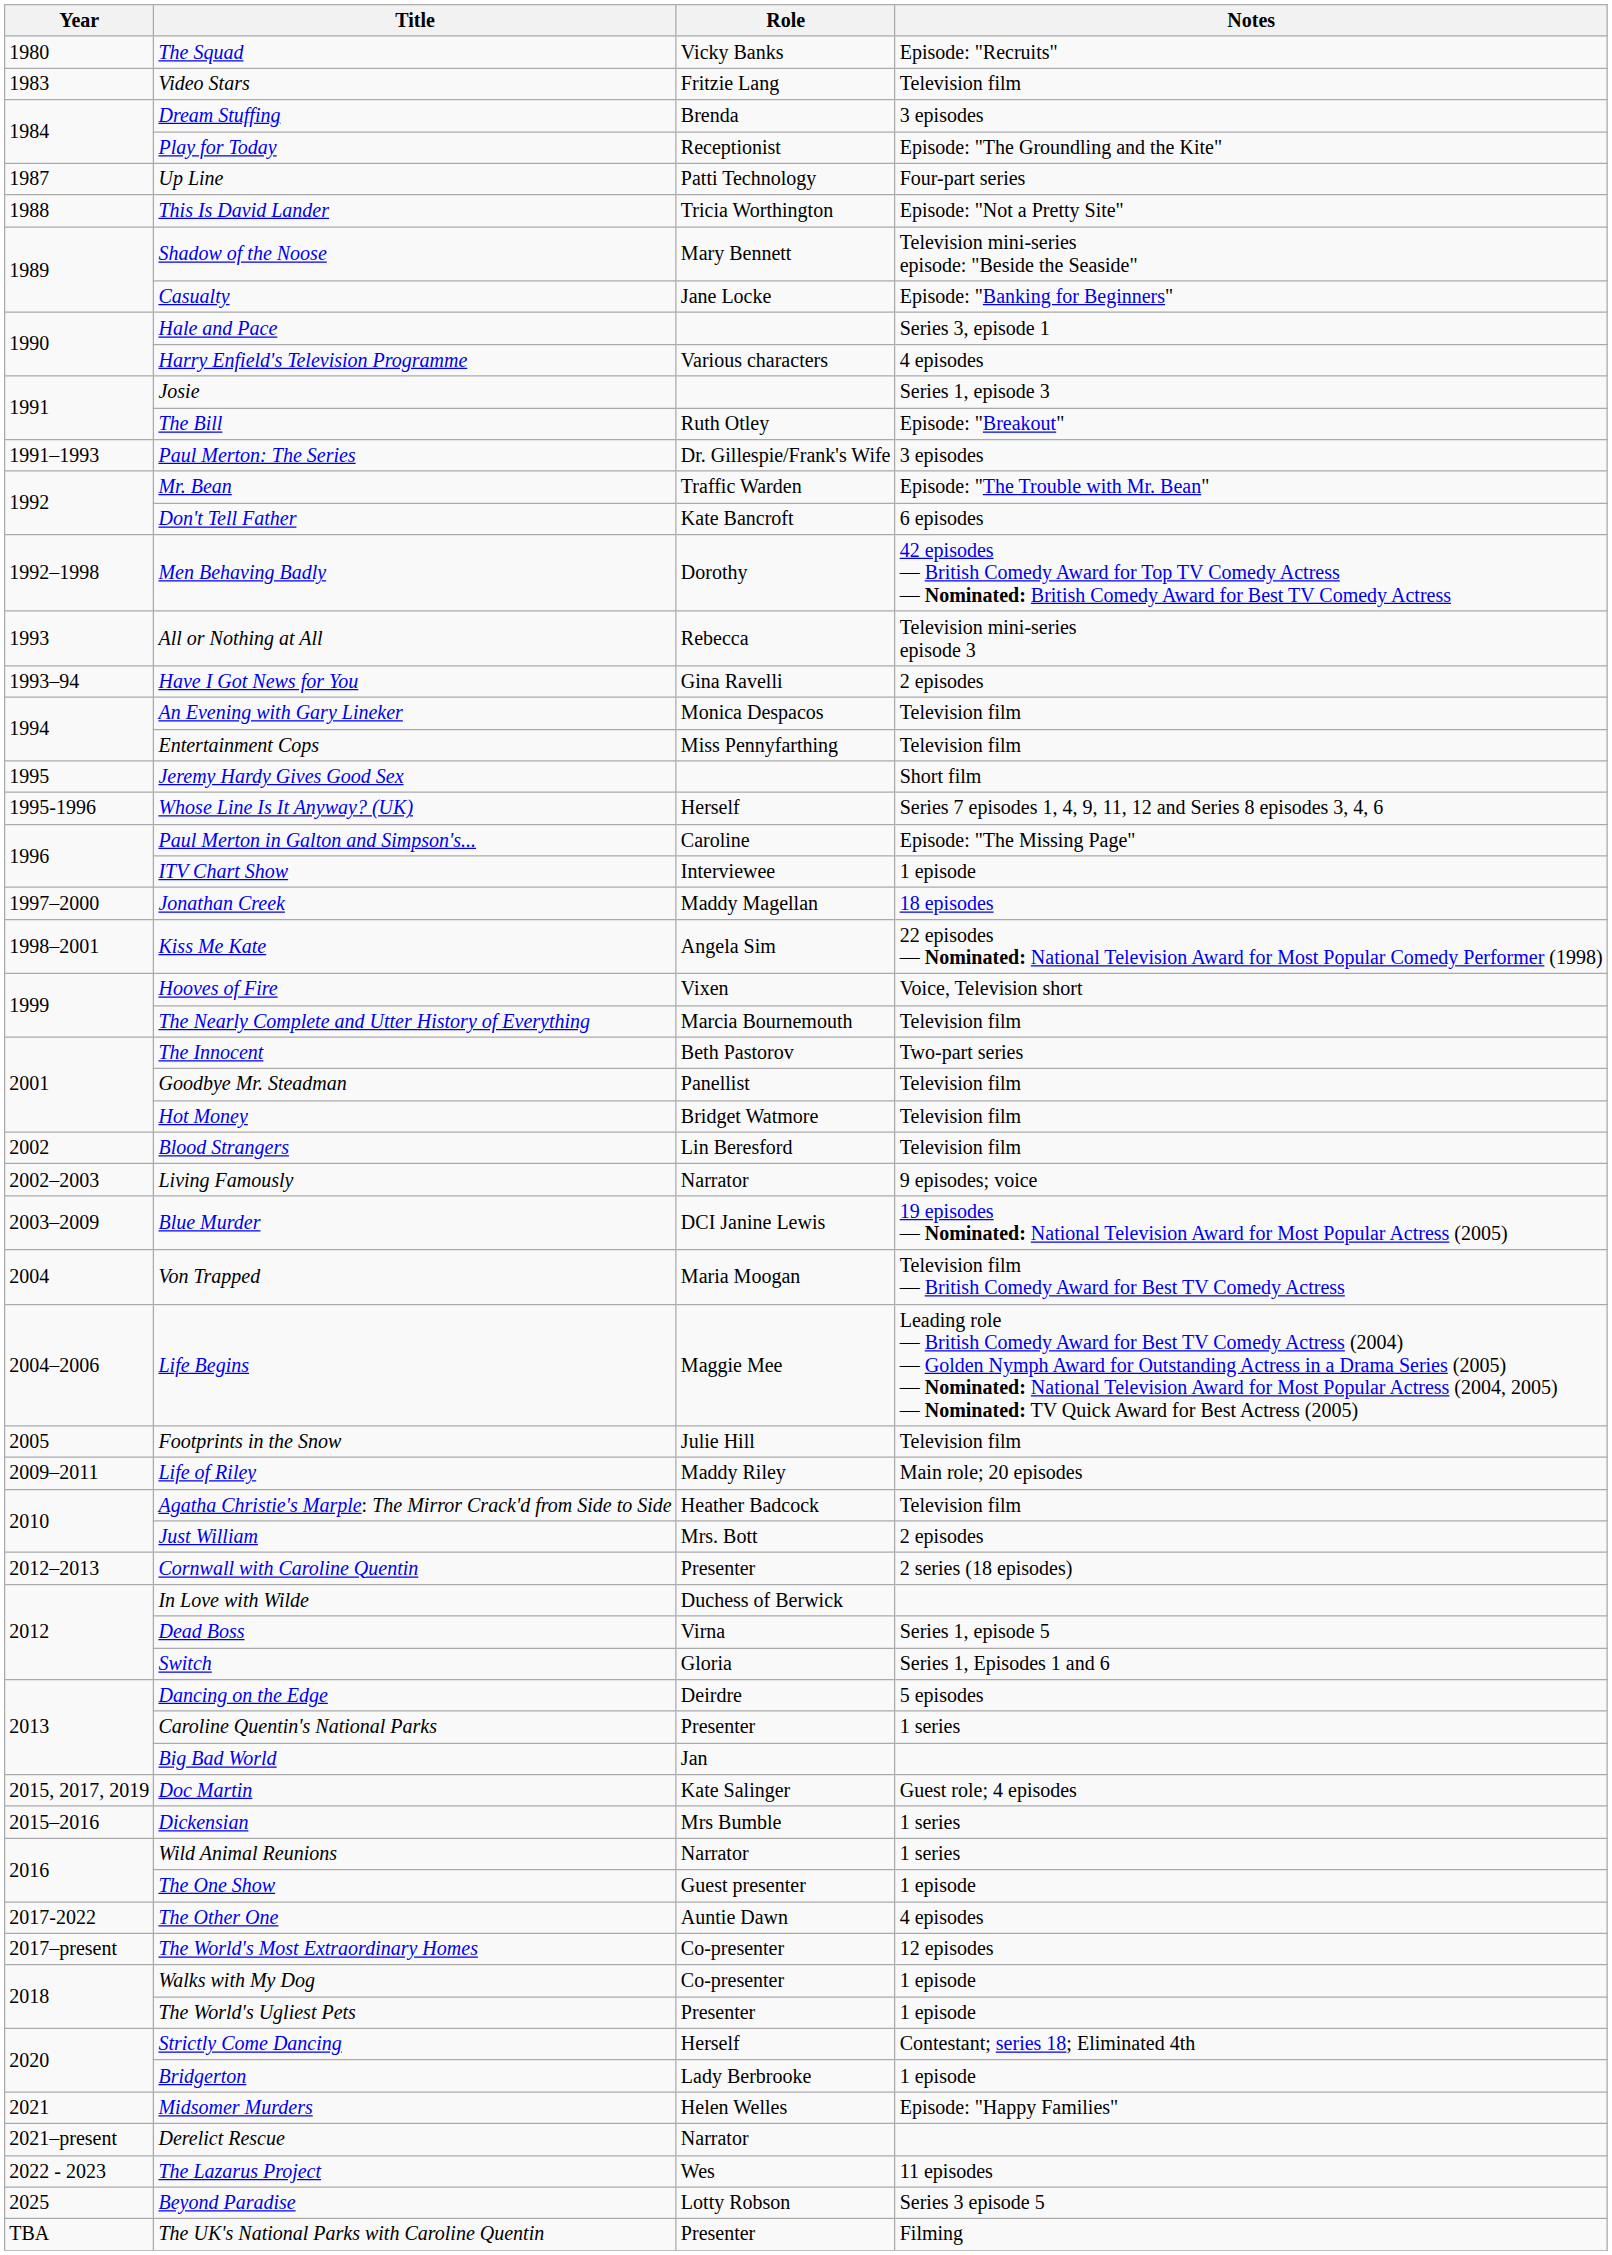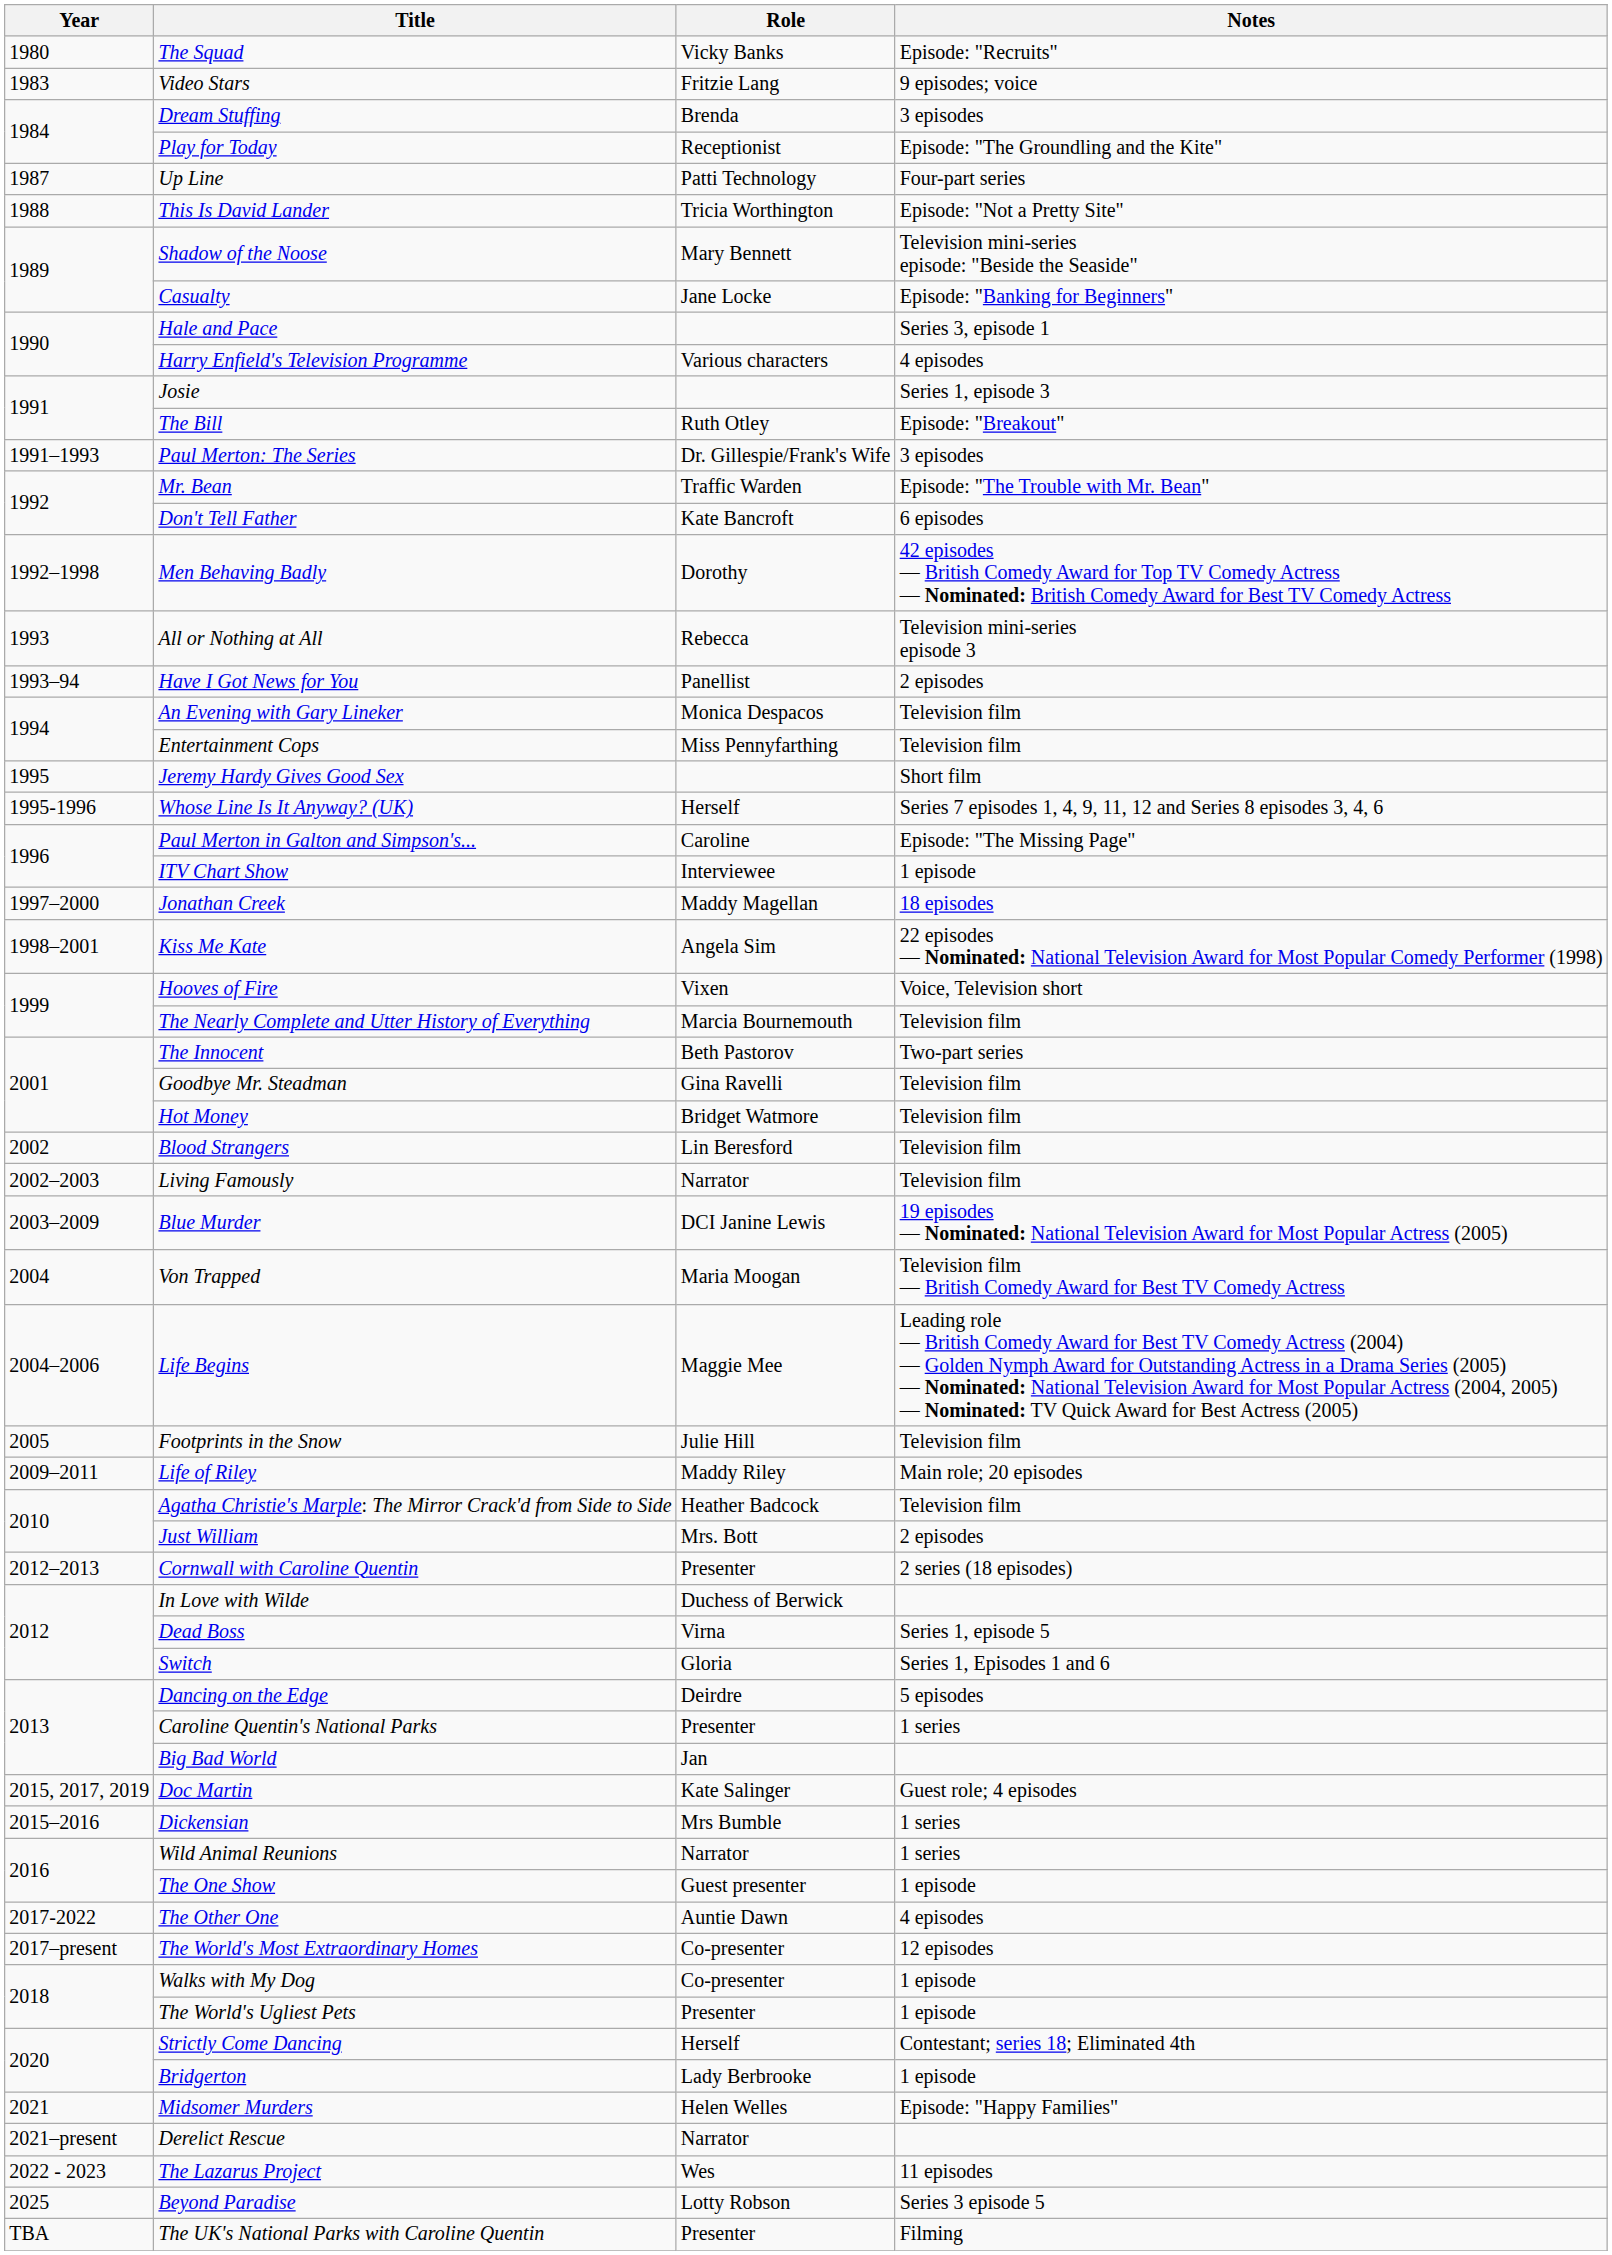(960, 83) Television film -> (969, 83) 9 episodes; voice
(732, 681) Gina Ravelli -> (715, 681) Panellist
(715, 1084) Panellist -> (732, 1084) Gina Ravelli
(969, 1179) 9 episodes; voice -> (960, 1179) Television film
